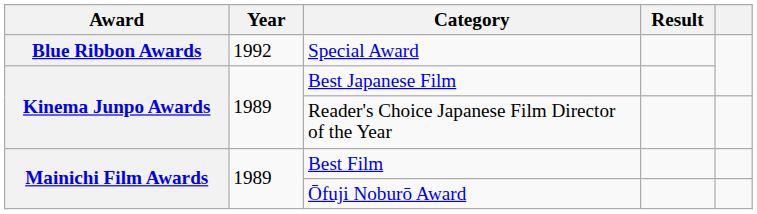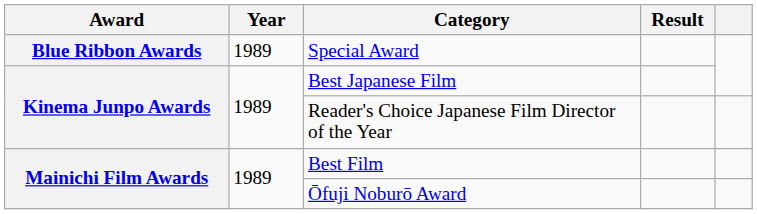(252, 50) 1992 -> (252, 50) 1989
